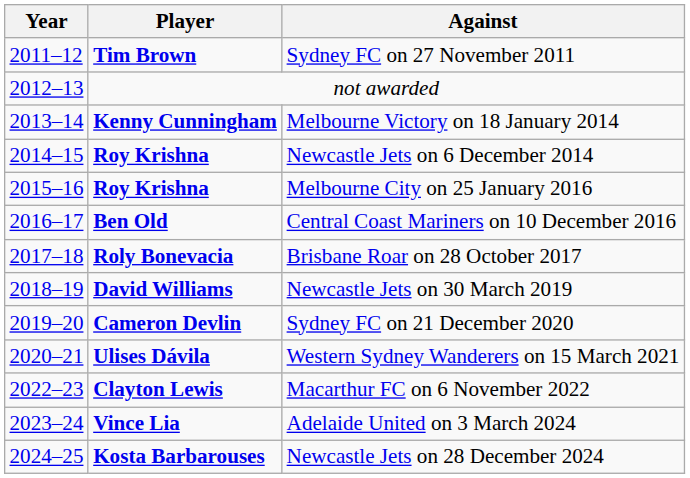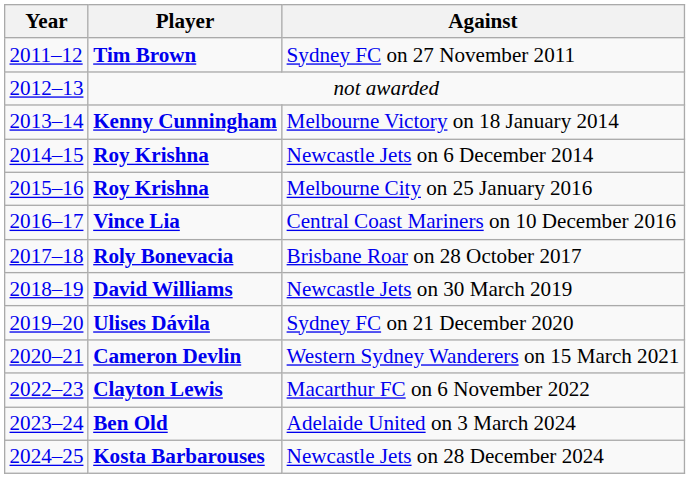(130, 222) Ben Old -> (136, 222) Vince Lia
(167, 322) Cameron Devlin -> (152, 322) Ulises Dávila
(152, 356) Ulises Dávila -> (167, 356) Cameron Devlin
(136, 423) Vince Lia -> (130, 423) Ben Old
